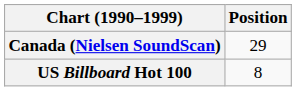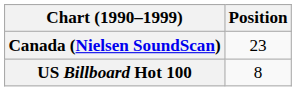(258, 45) 29 -> (258, 45) 23
